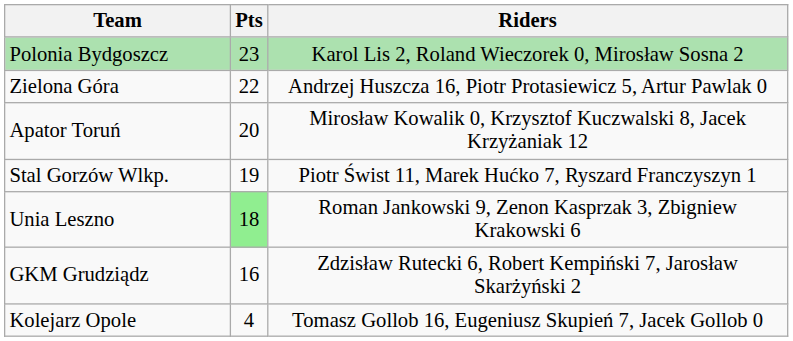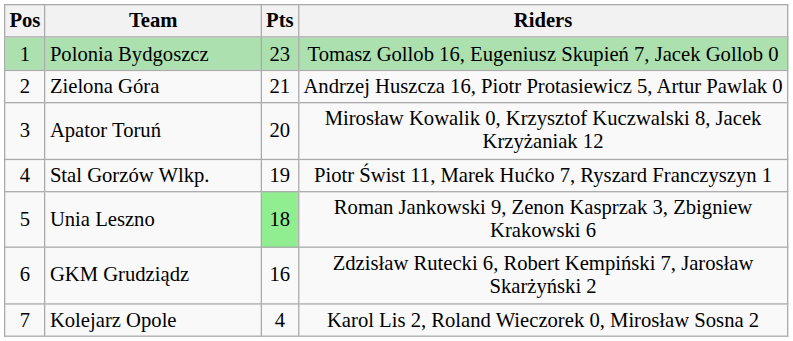+ column: (25, 20)
(528, 53) Karol Lis 2, Roland Wieczorek 0, Mirosław Sosna 2 -> (543, 53) Tomasz Gollob 16, Eugeniusz Skupień 7, Jacek Gollob 0
(249, 86) 22 -> (280, 86) 21
(528, 319) Tomasz Gollob 16, Eugeniusz Skupień 7, Jacek Gollob 0 -> (543, 319) Karol Lis 2, Roland Wieczorek 0, Mirosław Sosna 2
